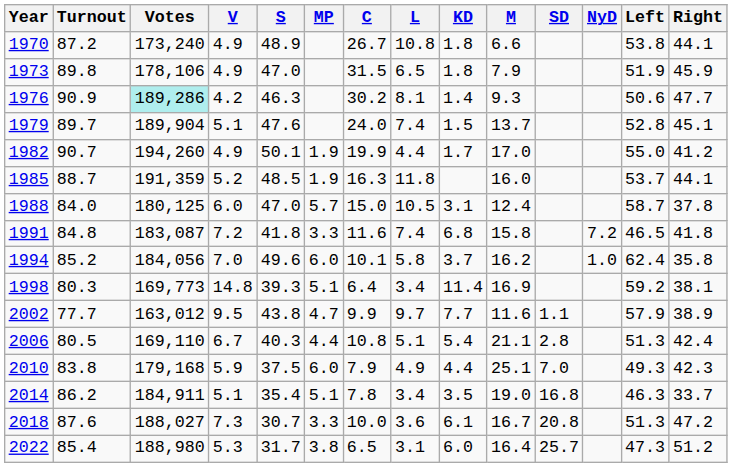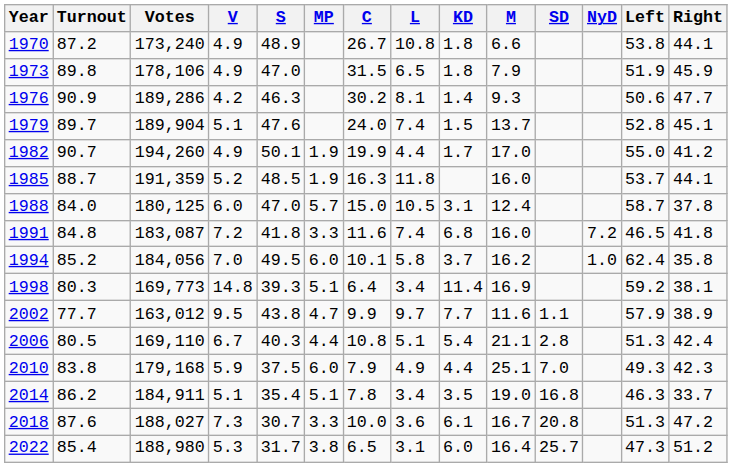(170, 99) paleturquoise background -> (170, 99) no background
(511, 234) 15.8 -> (511, 234) 16.0
(281, 261) 49.6 -> (281, 261) 49.5
